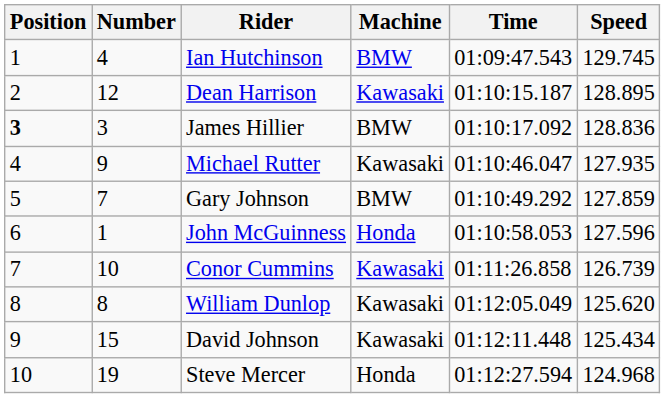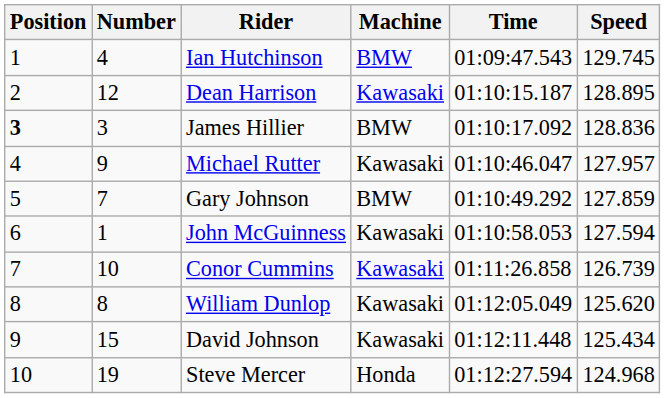(619, 163) 127.935 -> (619, 163) 127.957
(386, 233) Honda -> (400, 233) Kawasaki
(619, 233) 127.596 -> (619, 233) 127.594
